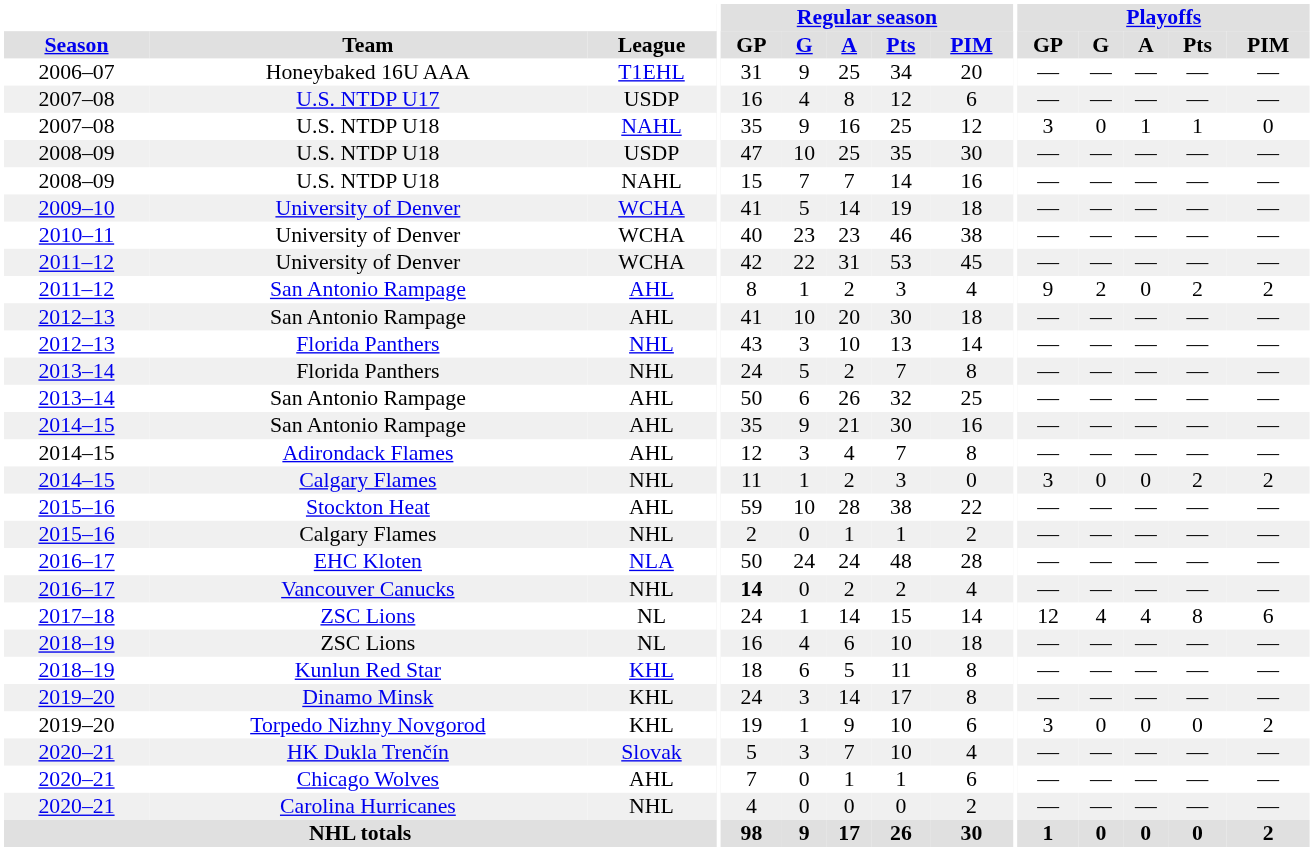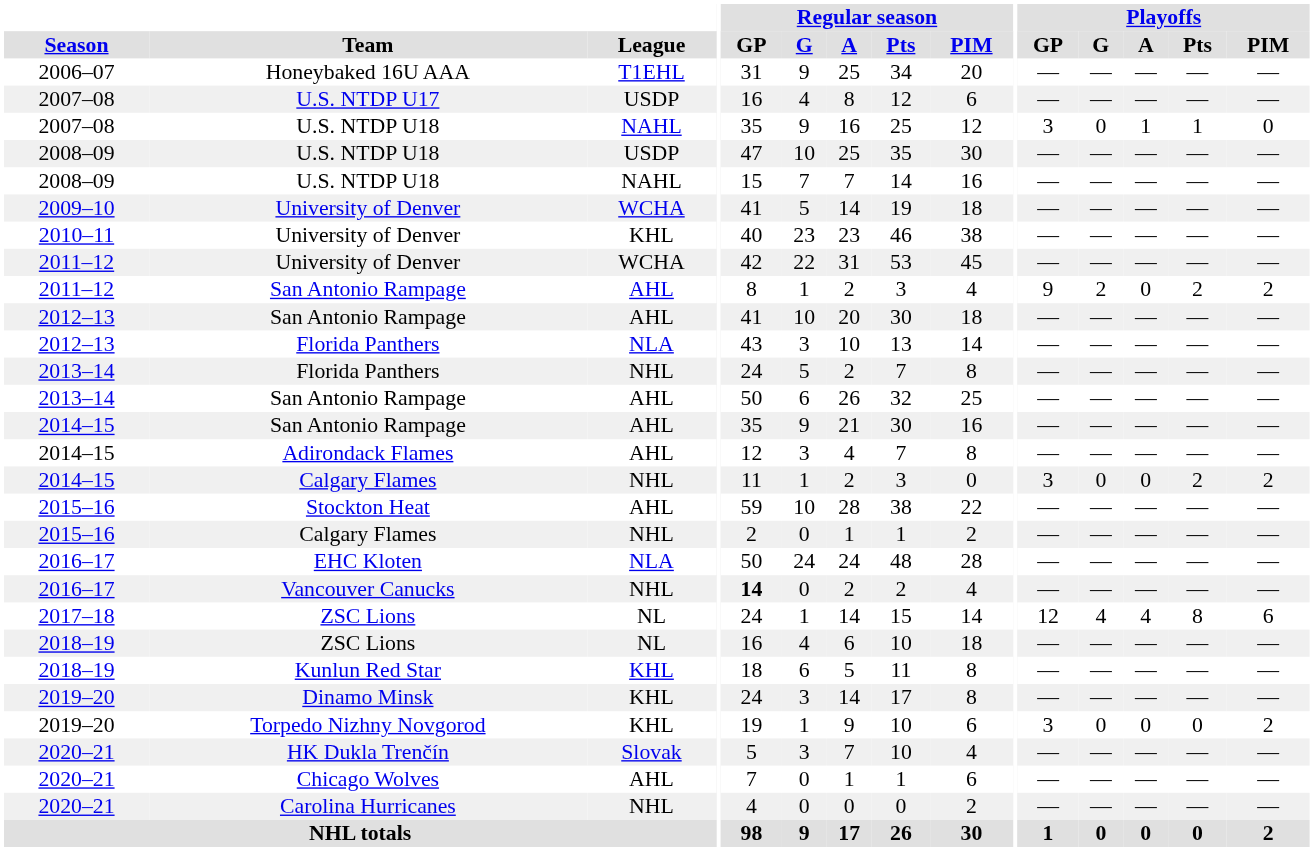(651, 235) WCHA -> (651, 235) KHL
(651, 343) NHL -> (651, 343) NLA
